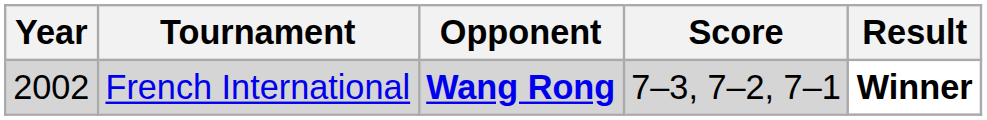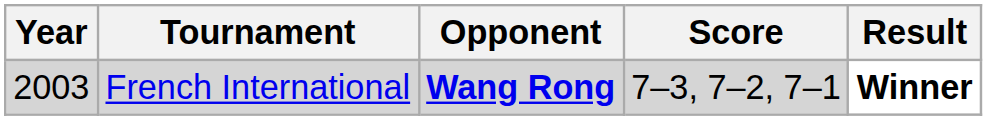(51, 87) 2002 -> (51, 87) 2003
